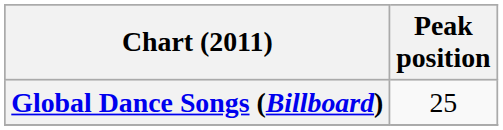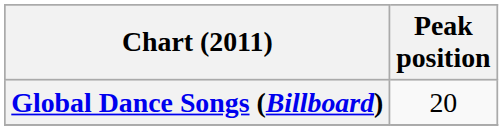(443, 102) 25 -> (443, 102) 20
